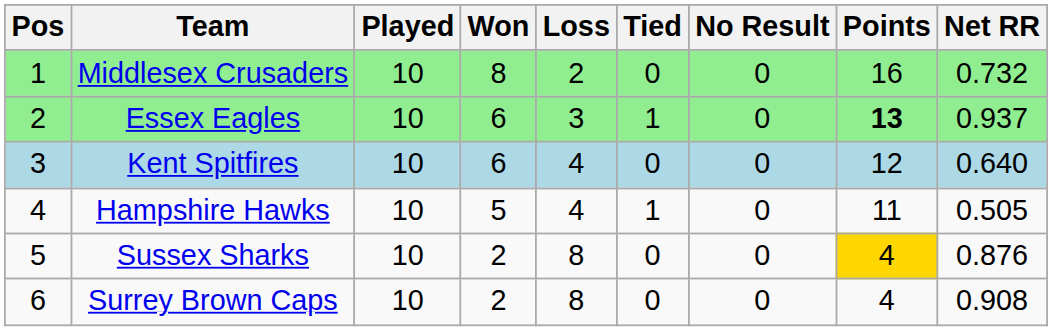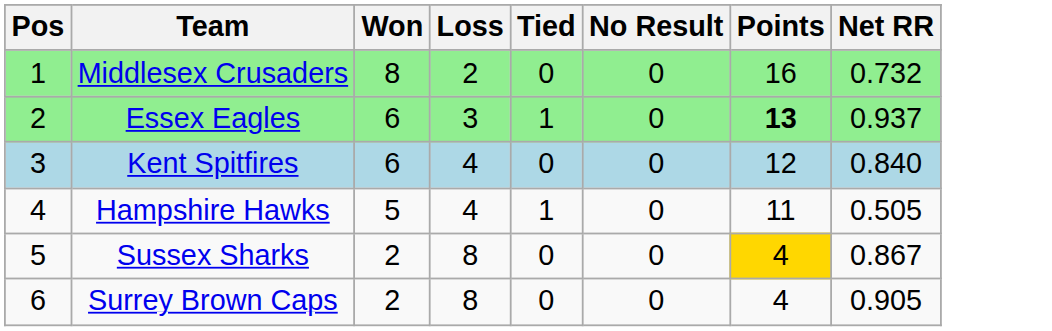- column: (408, 27)
(992, 164) 0.640 -> (886, 164) 0.840
(992, 255) 0.876 -> (886, 255) 0.867
(992, 301) 0.908 -> (886, 301) 0.905
